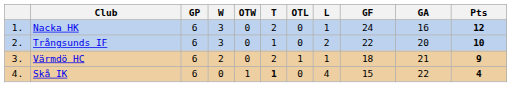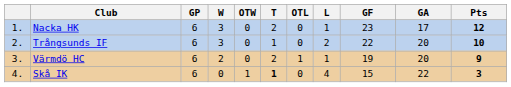(368, 28) 24 -> (368, 28) 23
(423, 28) 16 -> (423, 28) 17
(368, 58) 18 -> (368, 58) 19
(423, 58) 21 -> (423, 58) 20
(479, 74) 4 -> (479, 74) 3
